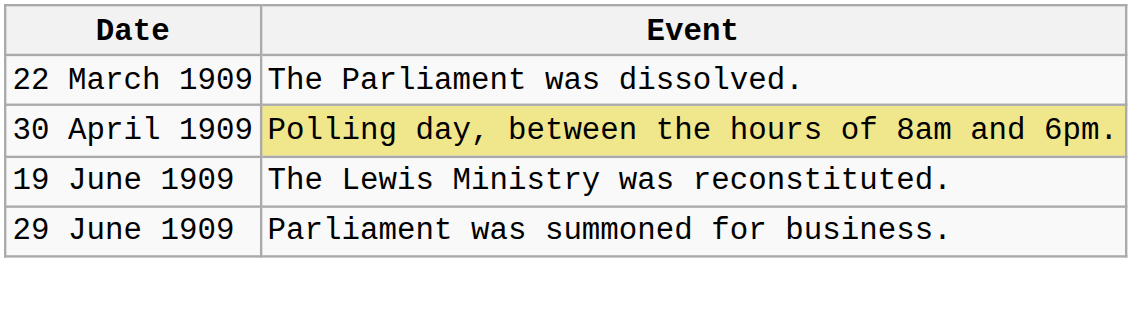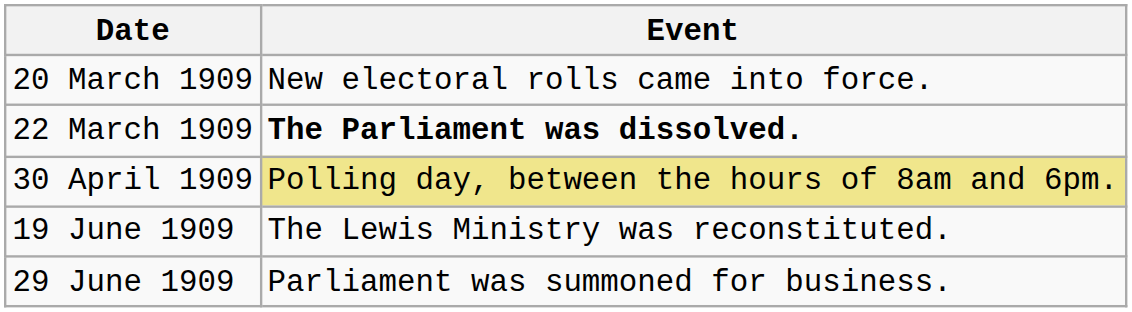+ row: (133, 81)
(536, 81) normal -> (536, 131) bold
